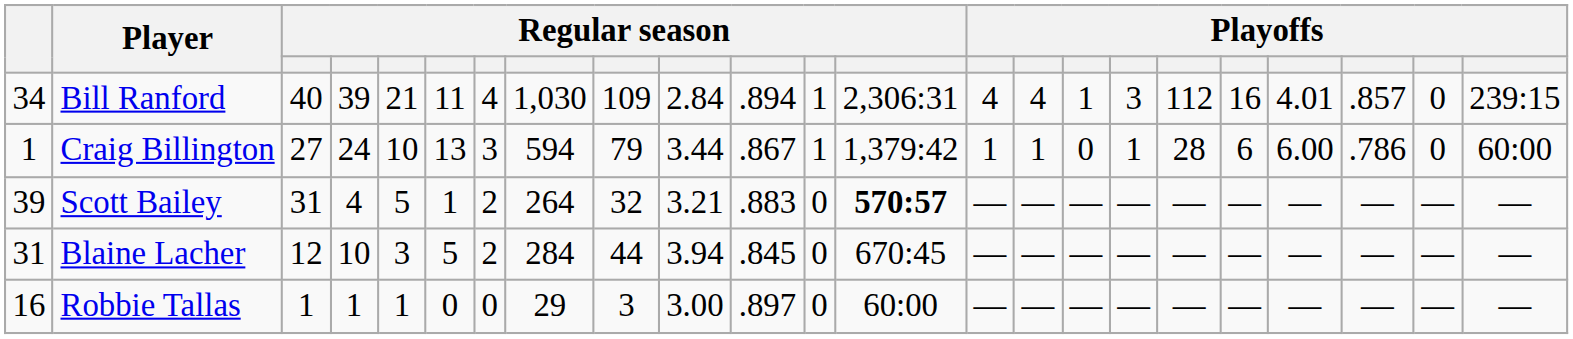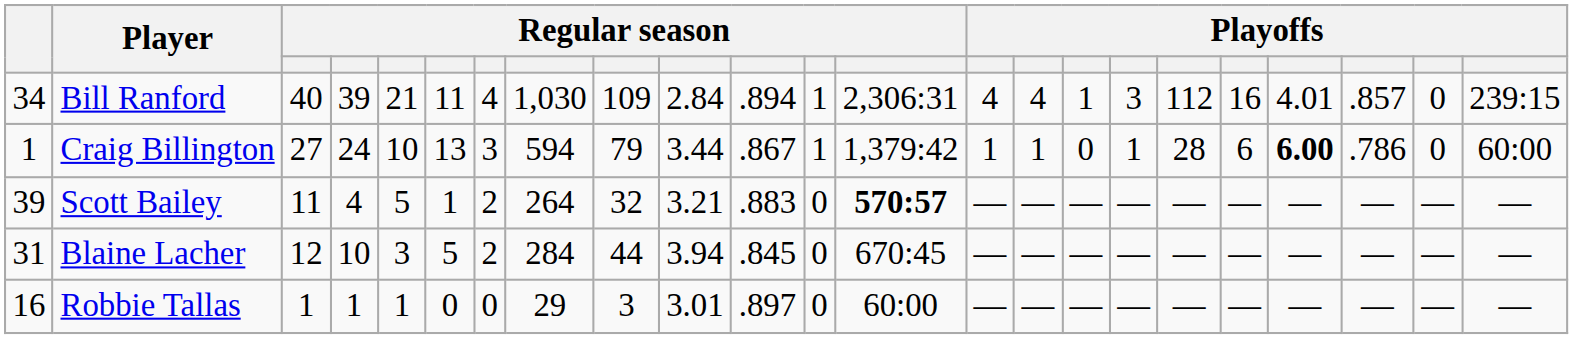(1305, 149) normal -> (1305, 149) bold
(306, 201) 31 -> (306, 201) 11
(695, 305) 3.00 -> (695, 305) 3.01
